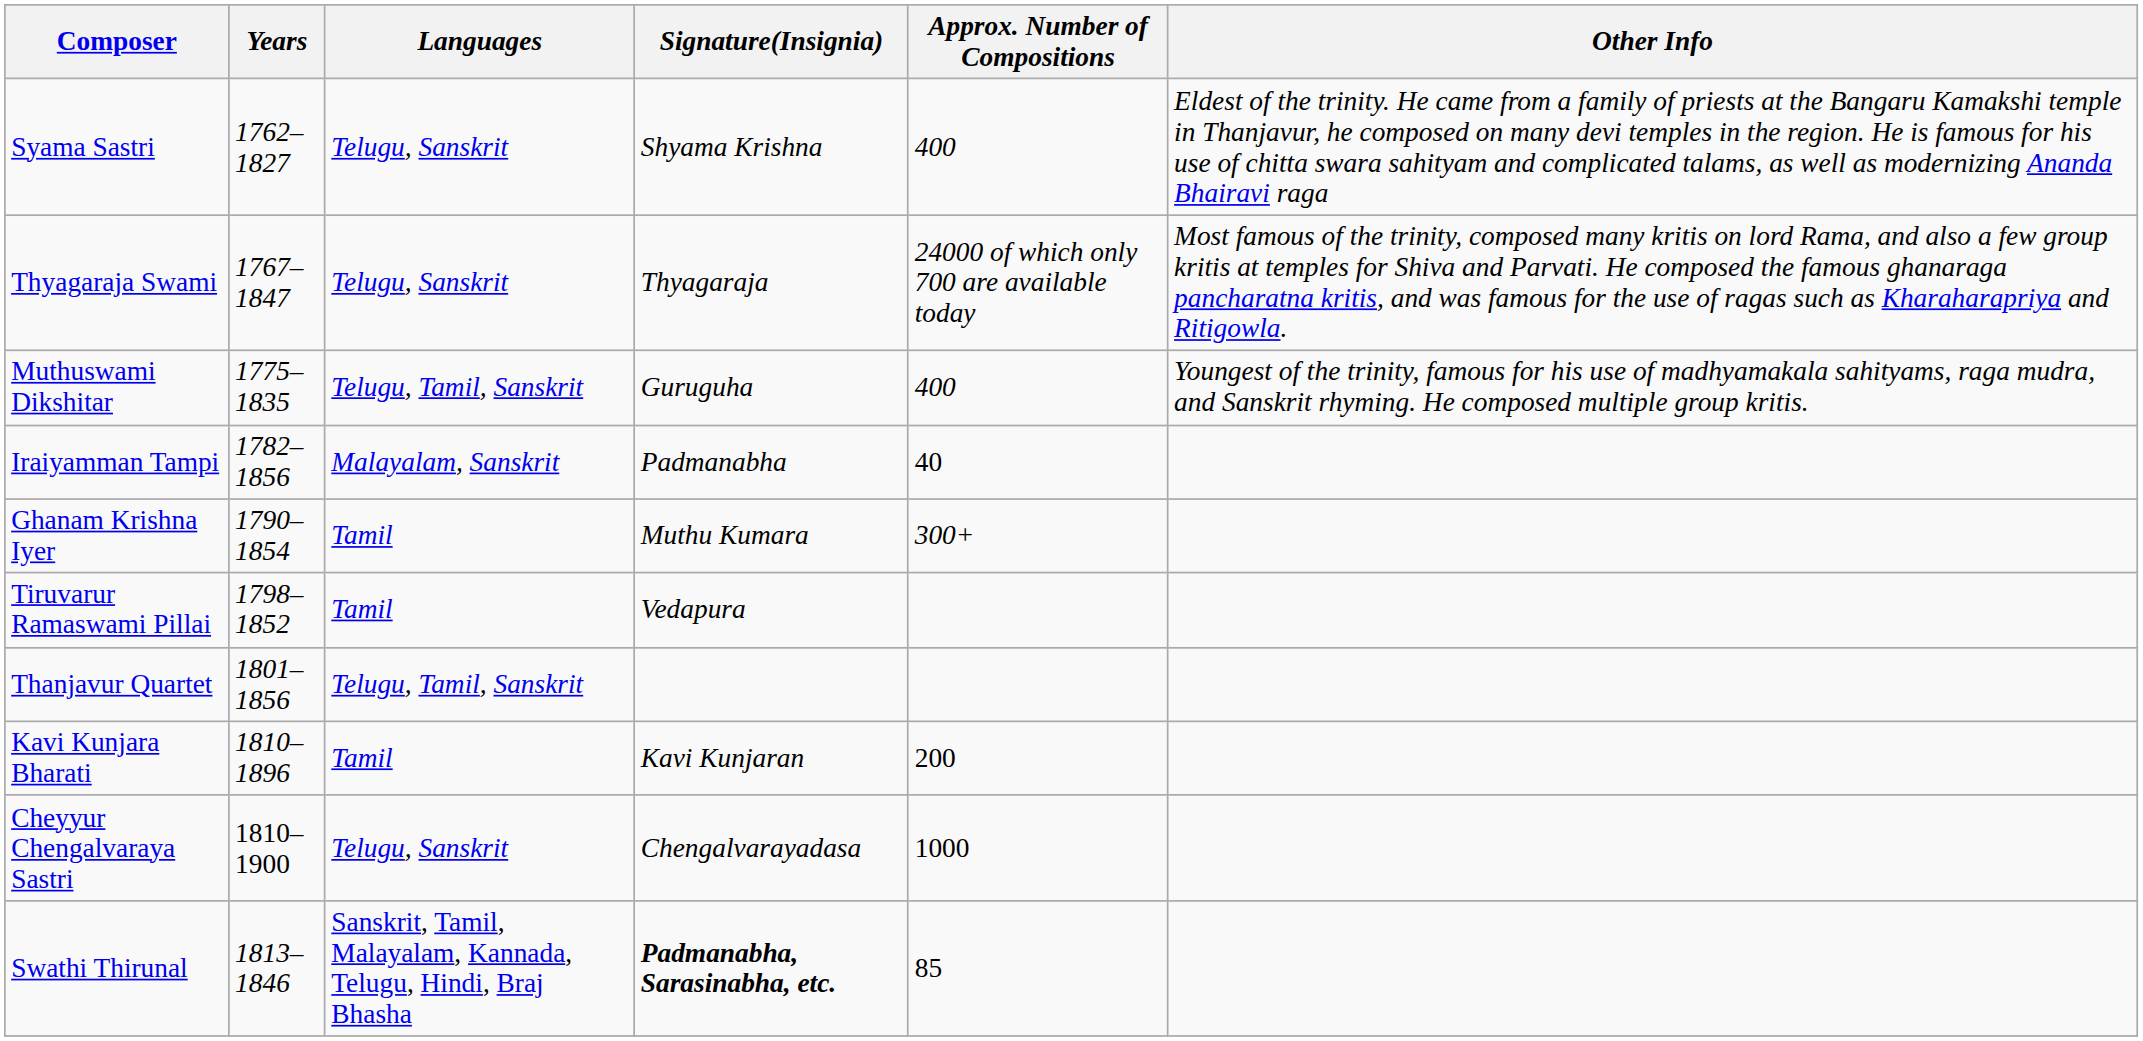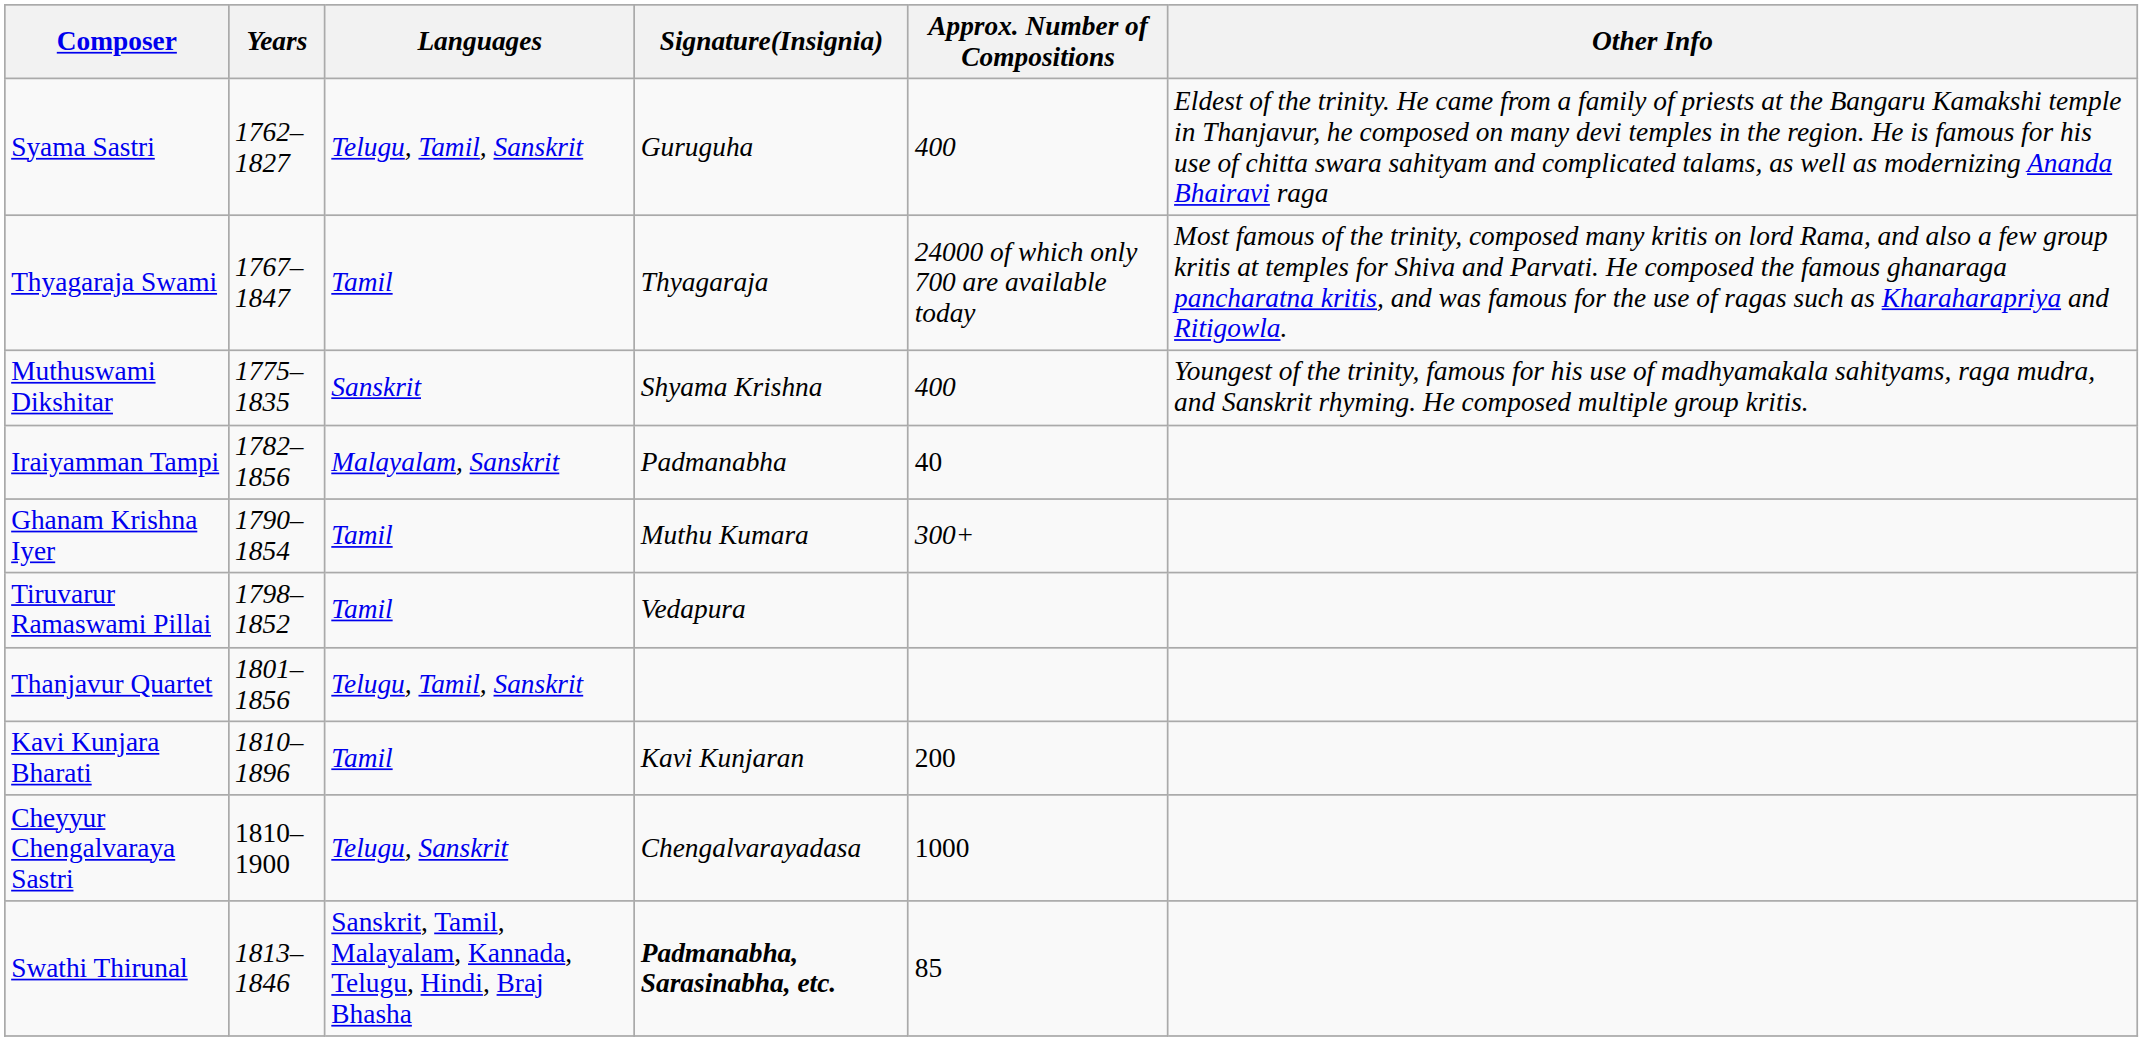(420, 146) Telugu, Sanskrit -> (457, 146) Telugu, Tamil, Sanskrit
(732, 146) Shyama Krishna -> (697, 146) Guruguha
(420, 282) Telugu, Sanskrit -> (362, 282) Tamil
(457, 387) Telugu, Tamil, Sanskrit -> (376, 387) Sanskrit
(697, 387) Guruguha -> (732, 387) Shyama Krishna
